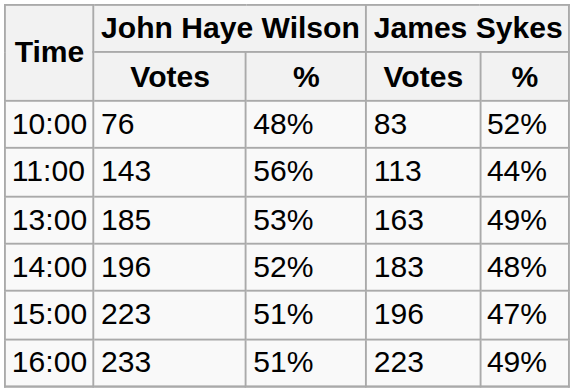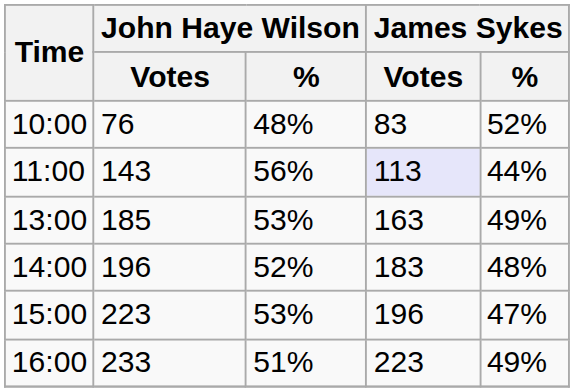(398, 171) no background -> (398, 171) lavender background
(283, 314) 51% -> (283, 314) 53%
